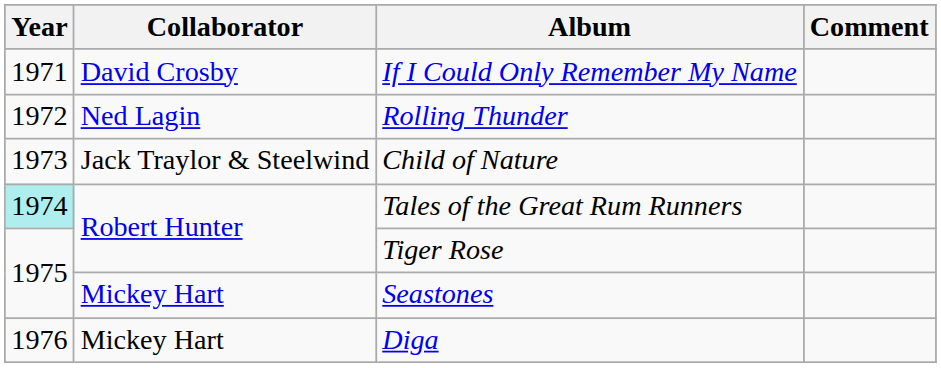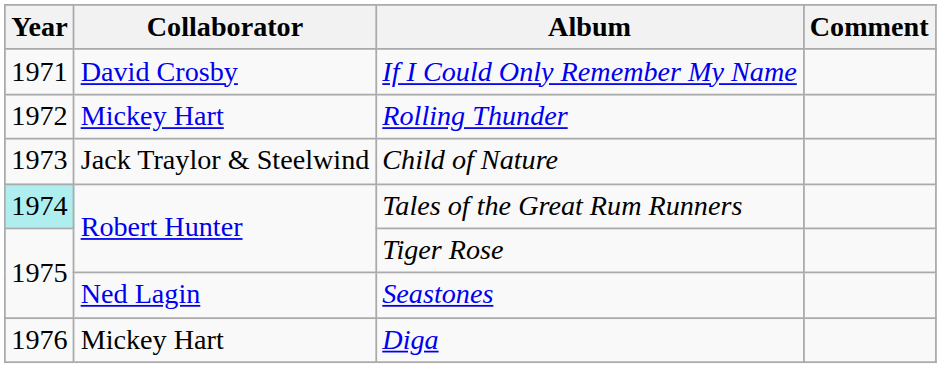(140, 116) Ned Lagin -> (152, 116) Mickey Hart
(152, 294) Mickey Hart -> (140, 294) Ned Lagin
